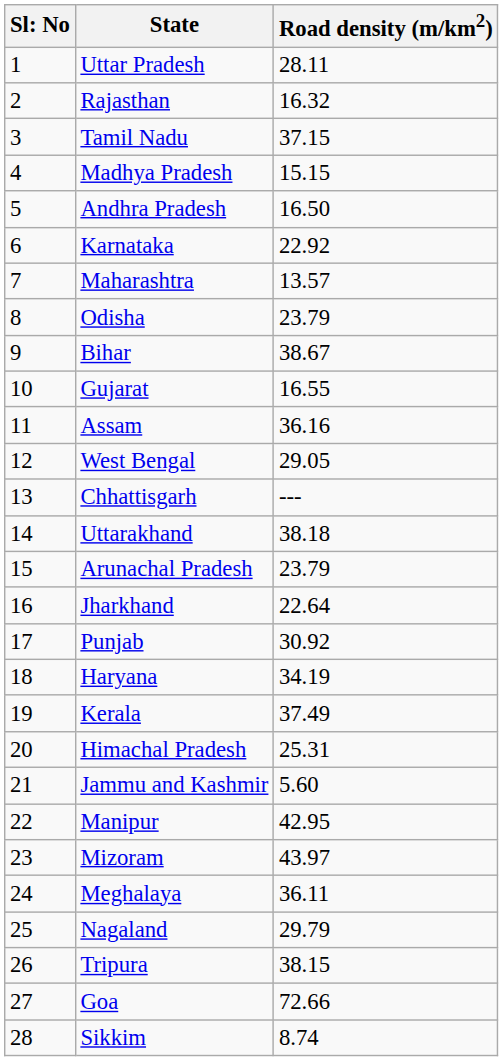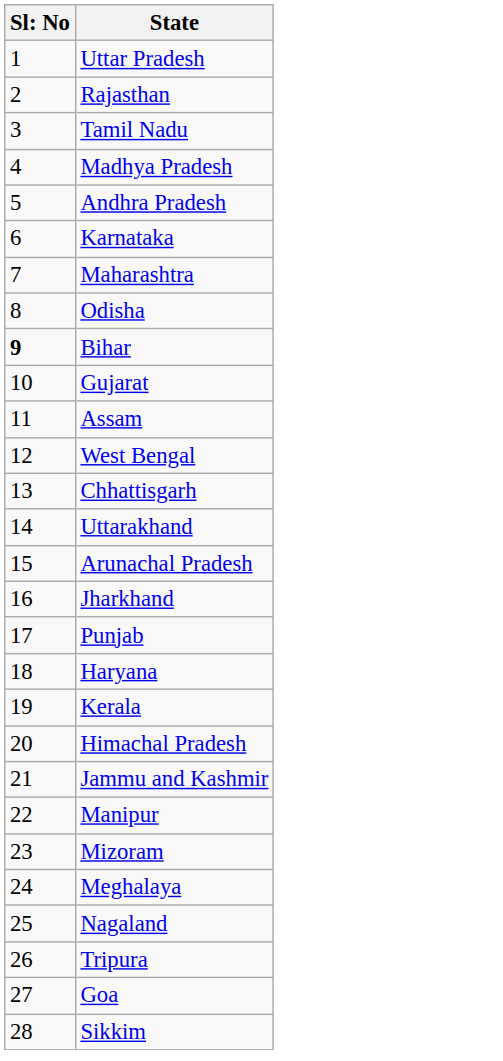- column: (386, 25)
(16, 352) normal -> (16, 346) bold
